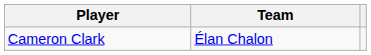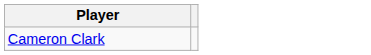- column: (275, 15)
